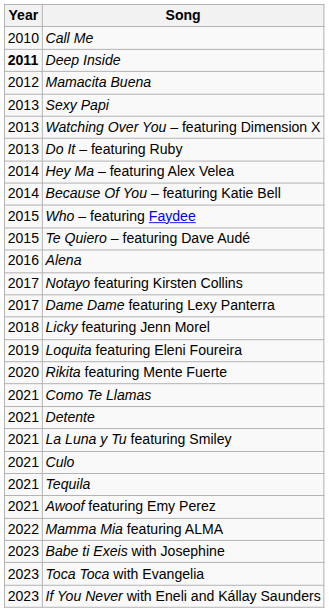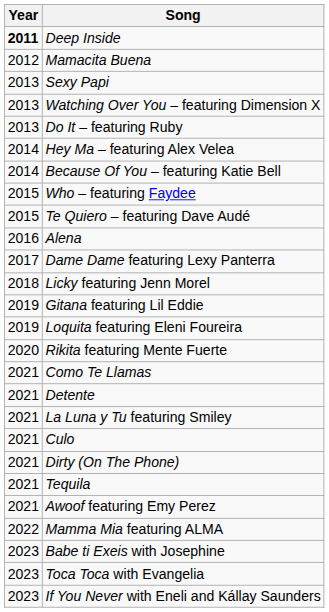- row: (69, 37)
- row: (144, 283)
+ row: (125, 305)
+ row: (112, 462)
